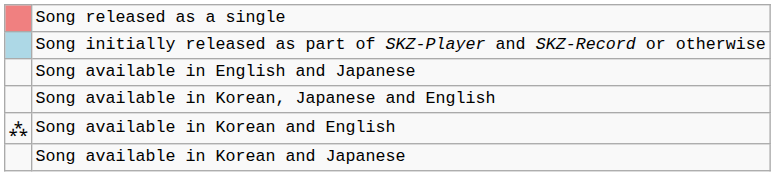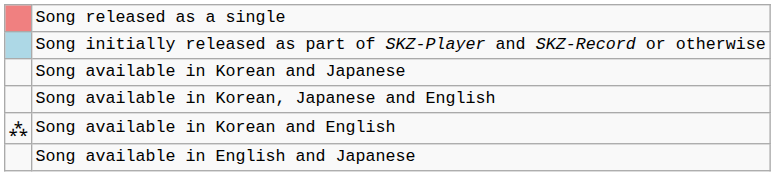rows swapped: (221, 157) <-> (226, 72)
